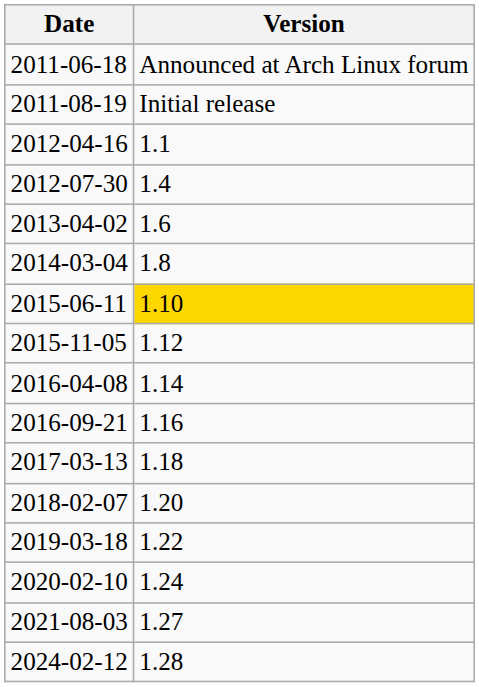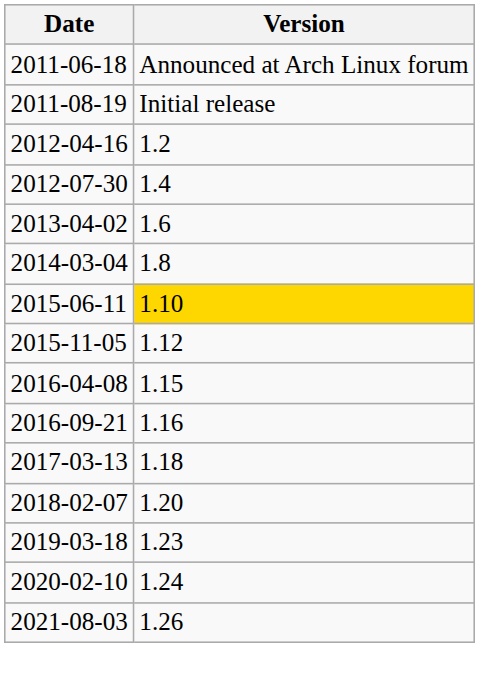(155, 143) 1.1 -> (155, 143) 1.2
(161, 382) 1.14 -> (161, 382) 1.15
(161, 542) 1.22 -> (161, 542) 1.23
(161, 622) 1.27 -> (161, 622) 1.26
- row: (69, 661)
